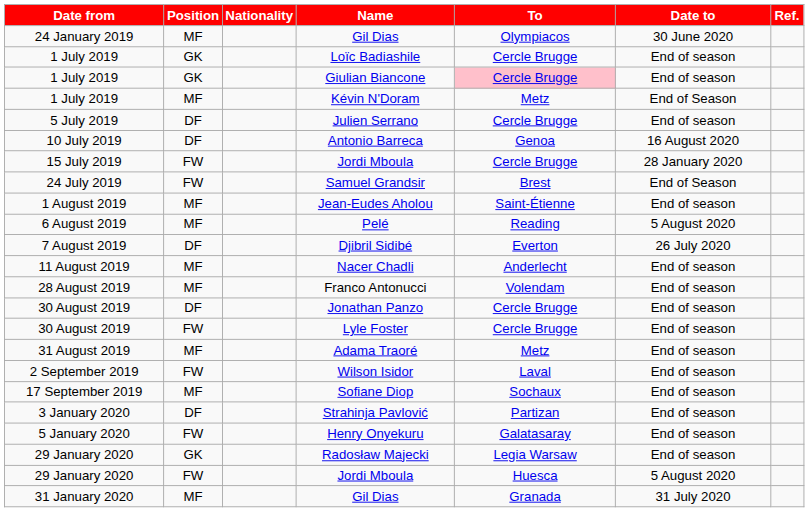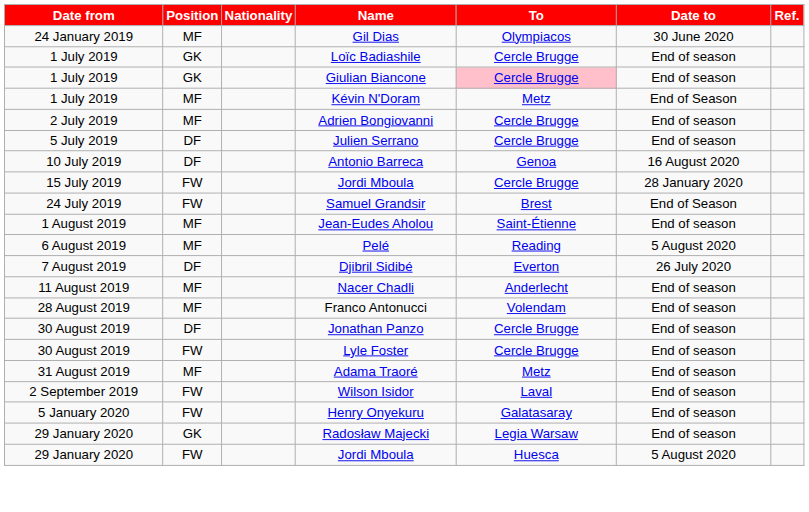+ row: (84, 120)
- row: (84, 392)
- row: (84, 413)
- row: (84, 497)
